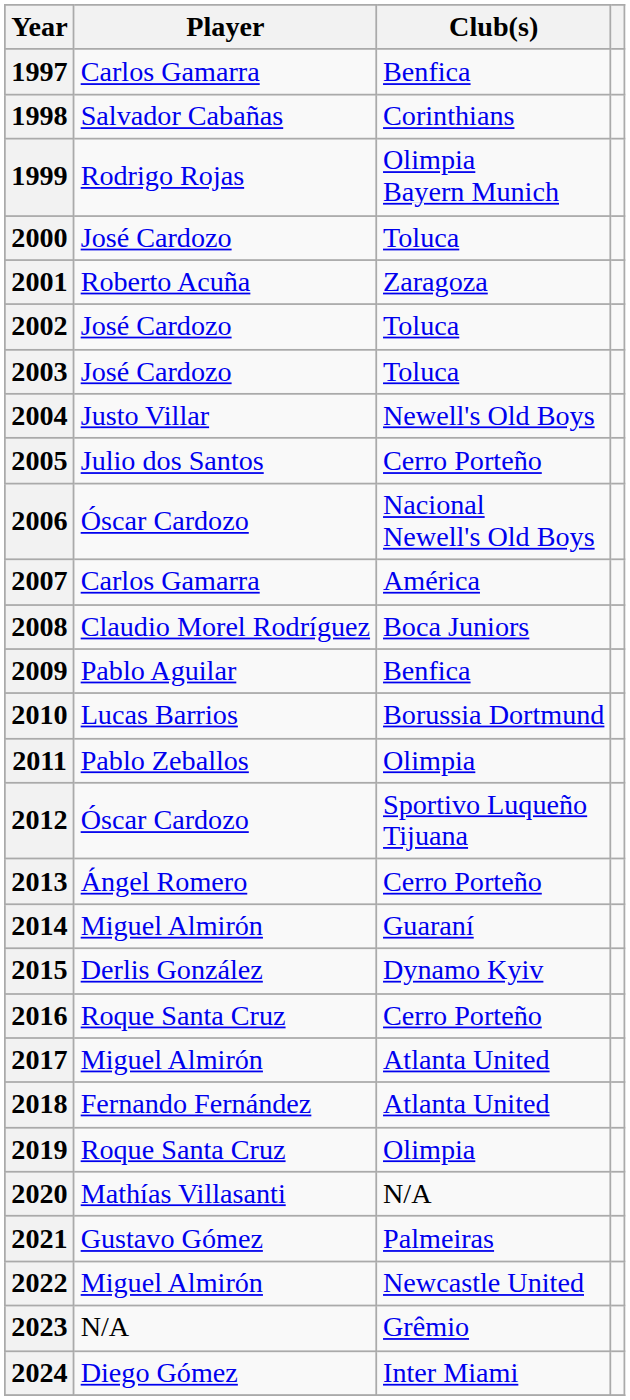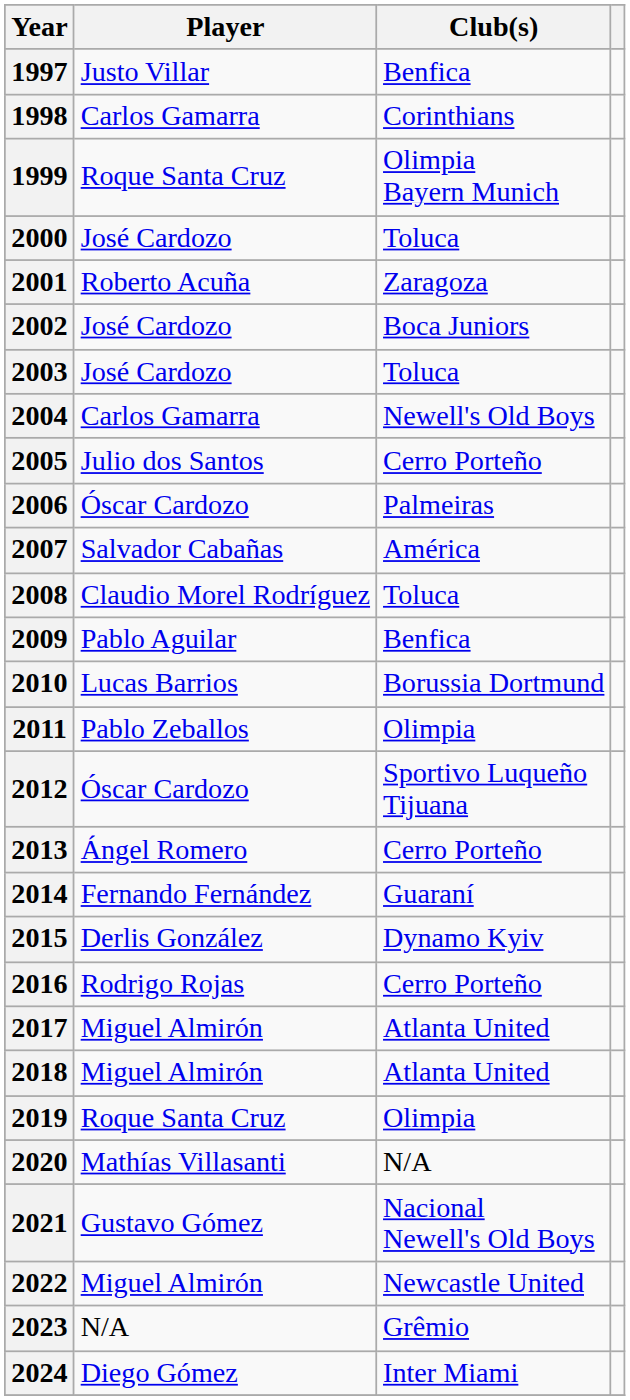(170, 71) Carlos Gamarra -> (145, 71) Justo Villar
(182, 116) Salvador Cabañas -> (170, 116) Carlos Gamarra
(162, 176) Rodrigo Rojas -> (183, 176) Roque Santa Cruz
(421, 326) Toluca -> (456, 326) Boca Juniors
(145, 415) Justo Villar -> (170, 415) Carlos Gamarra
(489, 520) Nacional Newell's Old Boys -> (439, 505) Palmeiras
(170, 581) Carlos Gamarra -> (182, 549) Salvador Cabañas
(456, 626) Boca Juniors -> (421, 594) Toluca
(172, 925) Miguel Almirón -> (196, 894) Fernando Fernández
(183, 1015) Roque Santa Cruz -> (162, 983) Rodrigo Rojas
(196, 1104) Fernando Fernández -> (172, 1072) Miguel Almirón
(439, 1238) Palmeiras -> (489, 1222) Nacional Newell's Old Boys
